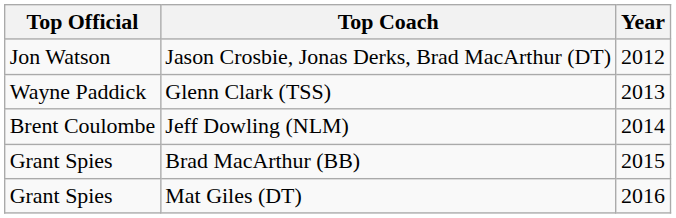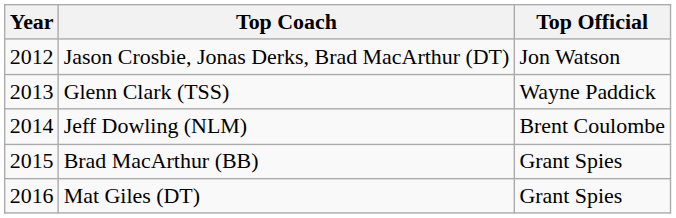columns swapped: (643, 21) <-> (82, 21)
